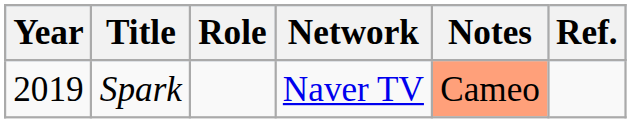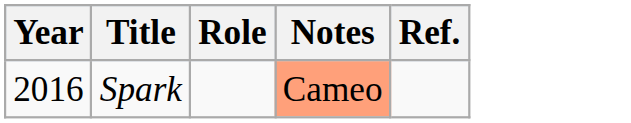- column: (353, 32)
(48, 88) 2019 -> (48, 88) 2016
